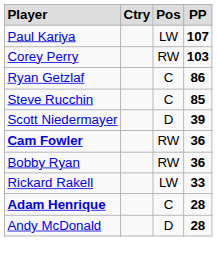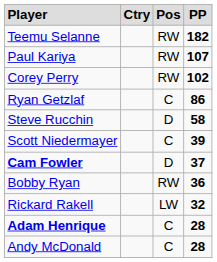+ row: (54, 36)
(168, 36) LW -> (168, 57) RW
(198, 57) 103 -> (198, 78) 102
(168, 99) C -> (168, 120) D
(198, 99) 85 -> (198, 120) 58
(168, 120) D -> (168, 141) C
(168, 141) RW -> (168, 162) D
(198, 141) 36 -> (198, 162) 37
(198, 183) 33 -> (198, 204) 32
(168, 225) D -> (168, 246) C
